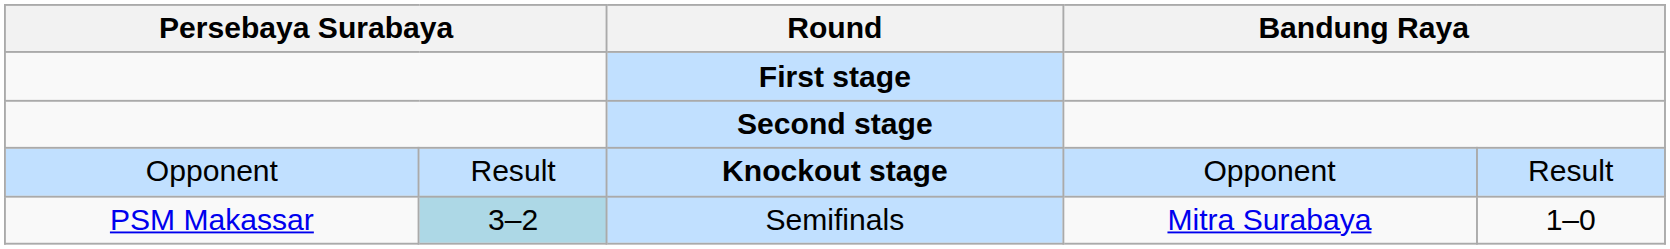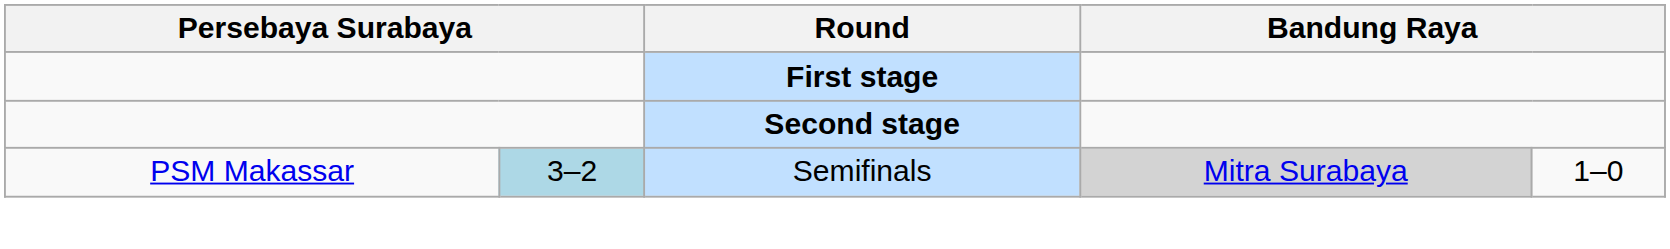- row: (835, 171)
(1269, 219) no background -> (1306, 171) lightgrey background
